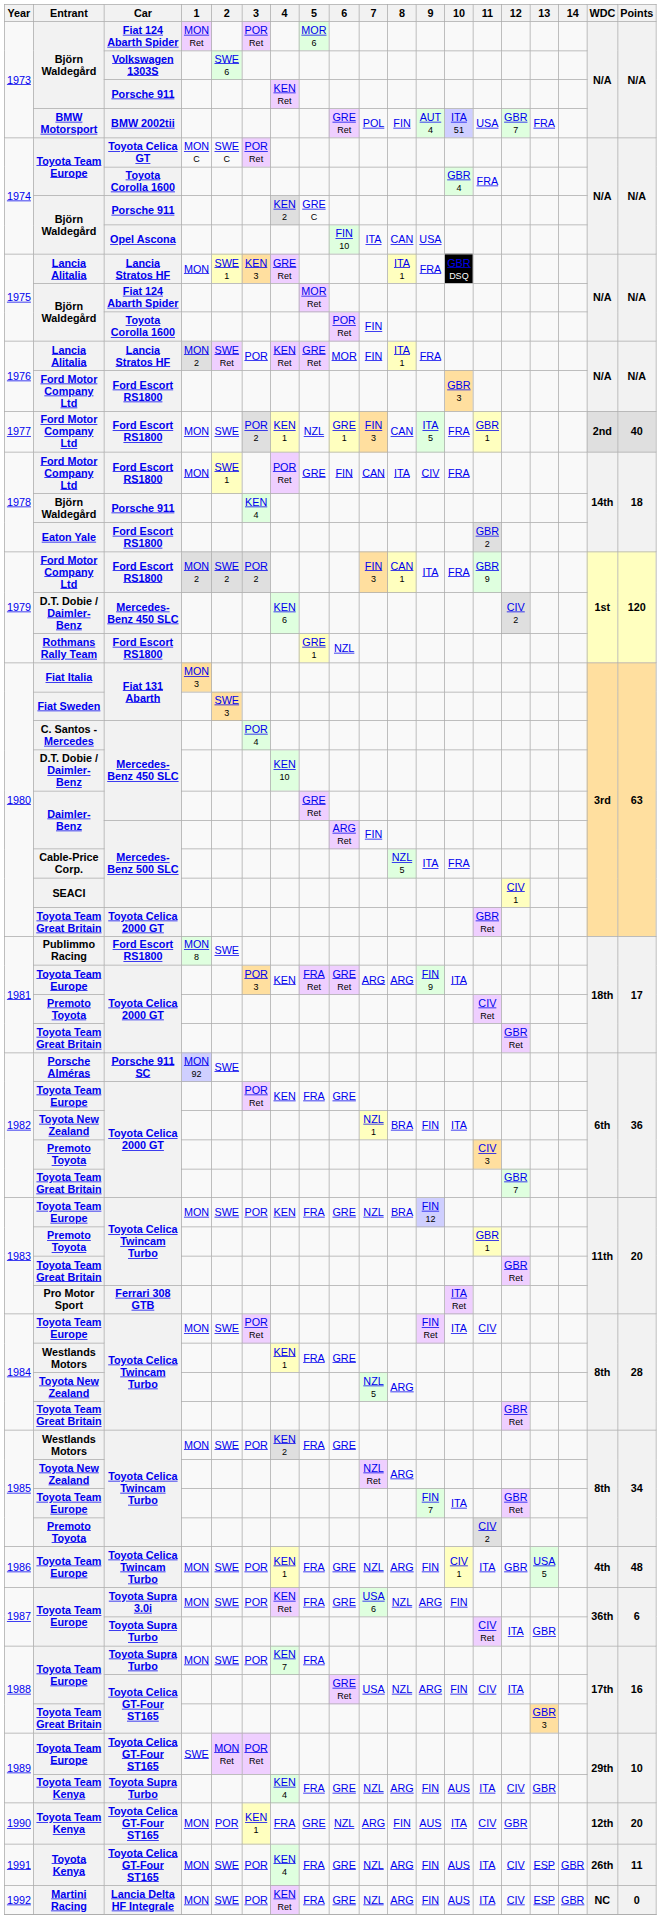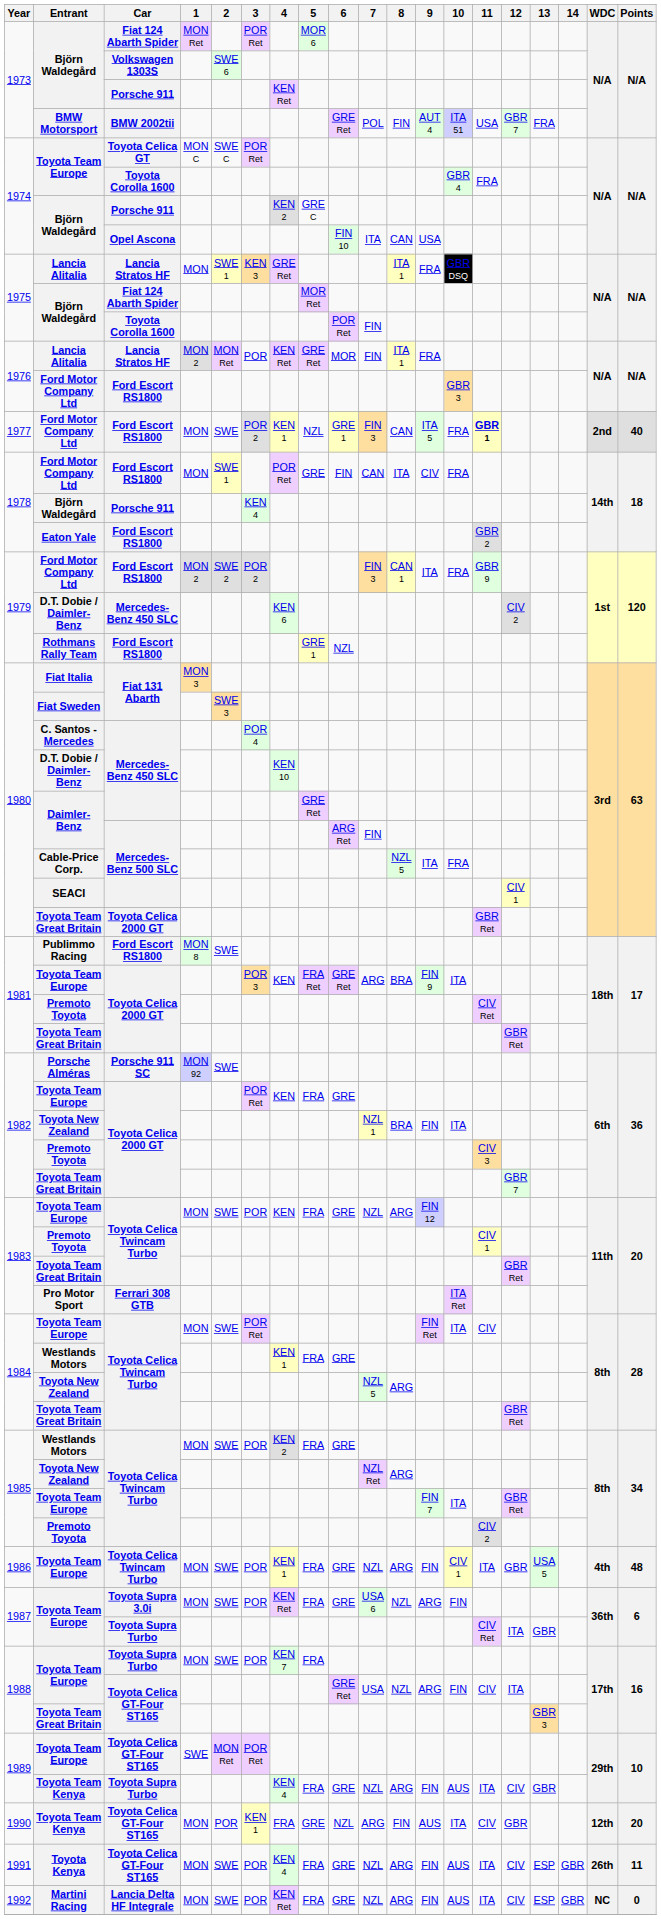(227, 356) SWE Ret -> (226, 356) MON Ret
(487, 432) normal -> (487, 432) bold
(402, 980) ARG -> (401, 980) BRA
(402, 1213) BRA -> (401, 1213) ARG
(487, 1242) GBR 1 -> (487, 1242) CIV 1
